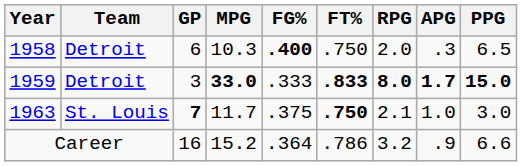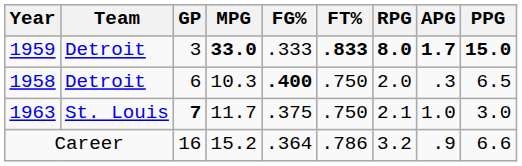rows swapped: (33, 52) <-> (33, 83)
(345, 114) bold -> (345, 114) normal
